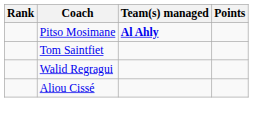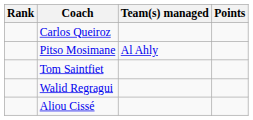+ row: (75, 32)
(140, 32) bold -> (139, 50) normal
